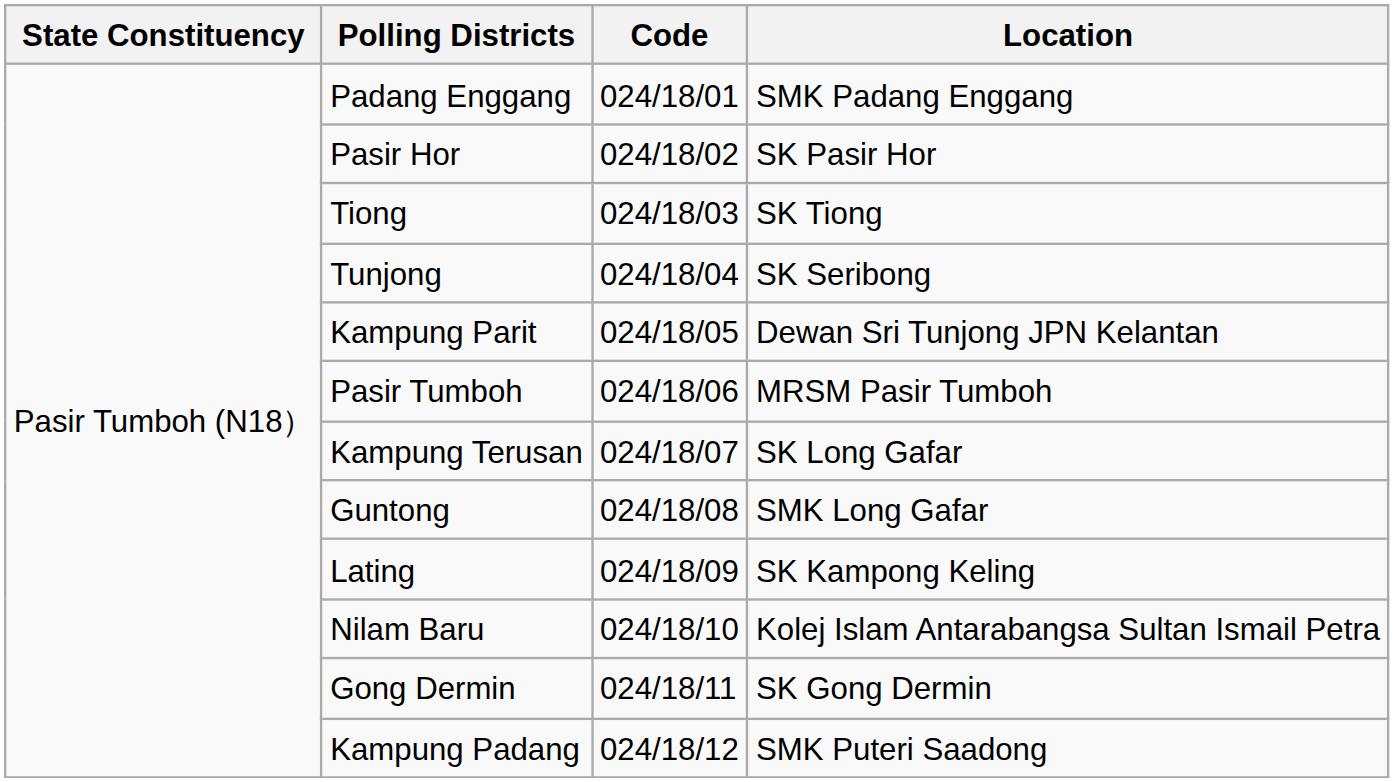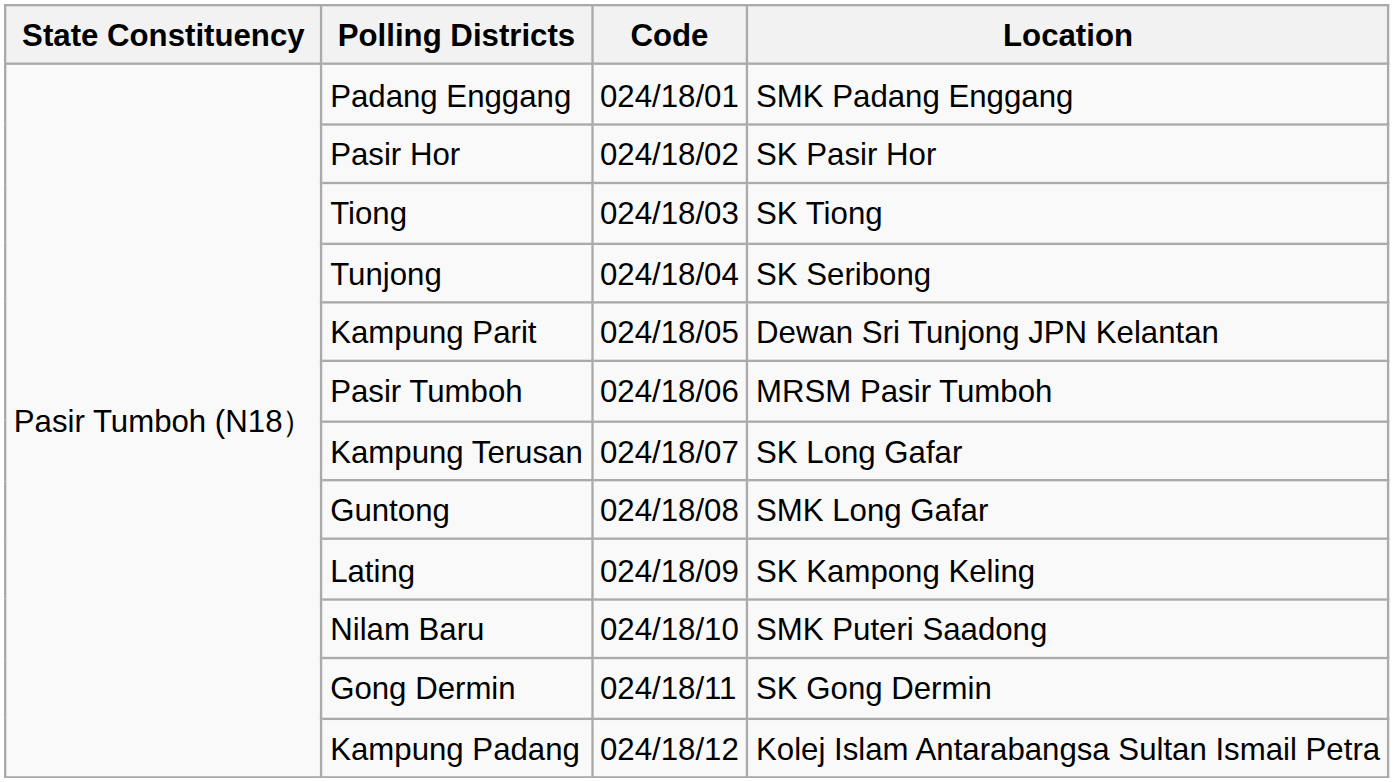(1068, 630) Kolej Islam Antarabangsa Sultan Ismail Petra -> (902, 630) SMK Puteri Saadong
(902, 749) SMK Puteri Saadong -> (1068, 749) Kolej Islam Antarabangsa Sultan Ismail Petra
